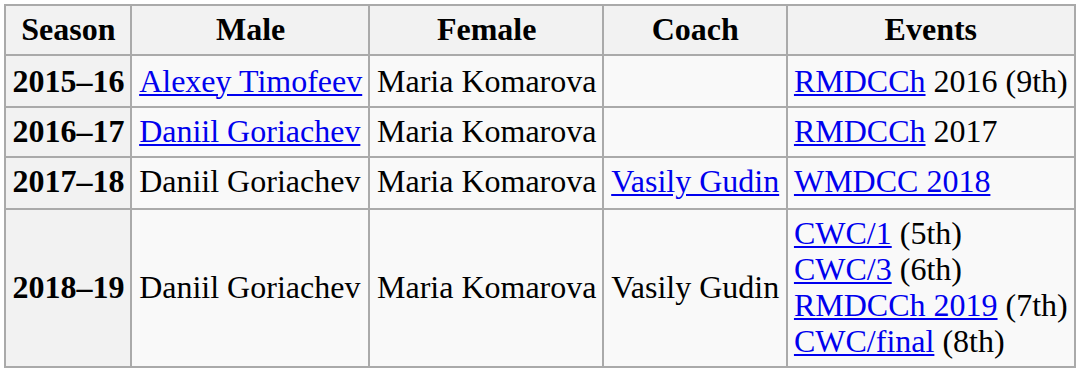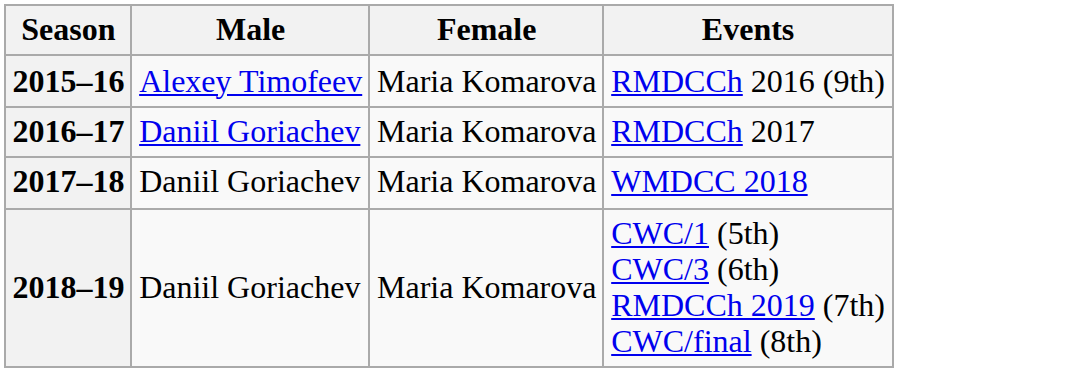- column: (695, 29)
